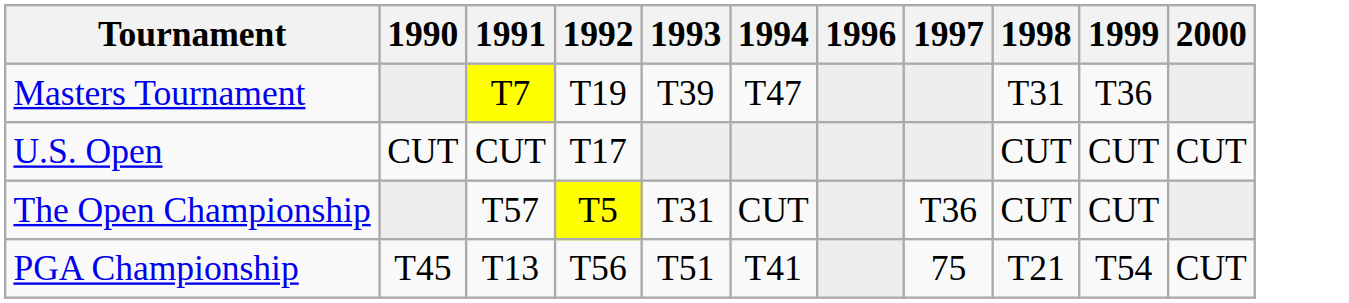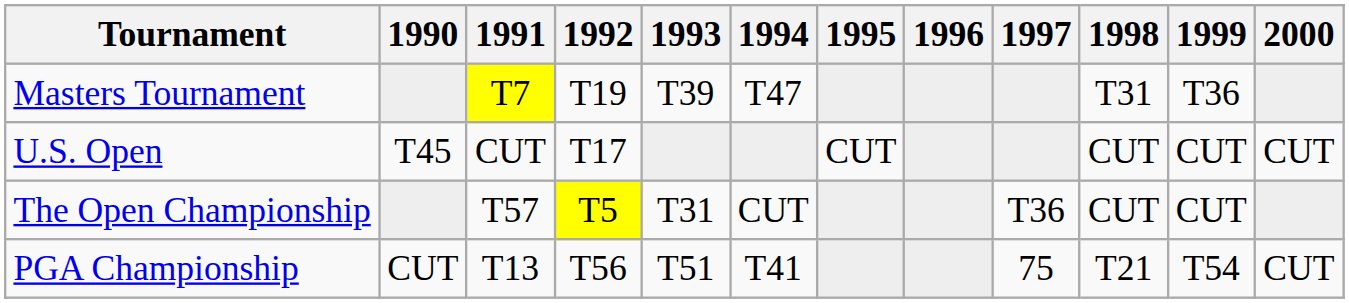+ column: (861, 34)
(423, 151) CUT -> (423, 151) T45
(423, 268) T45 -> (423, 268) CUT
